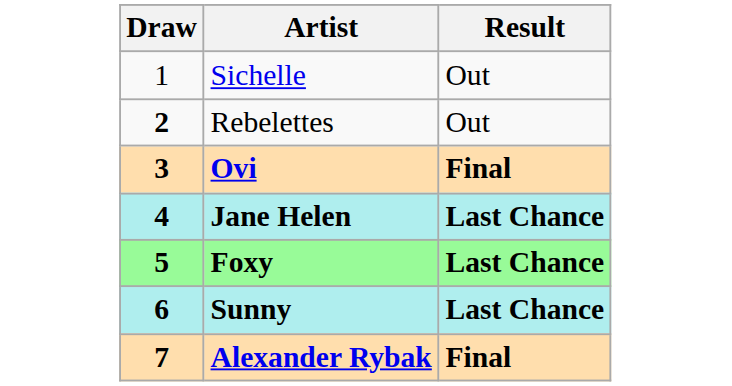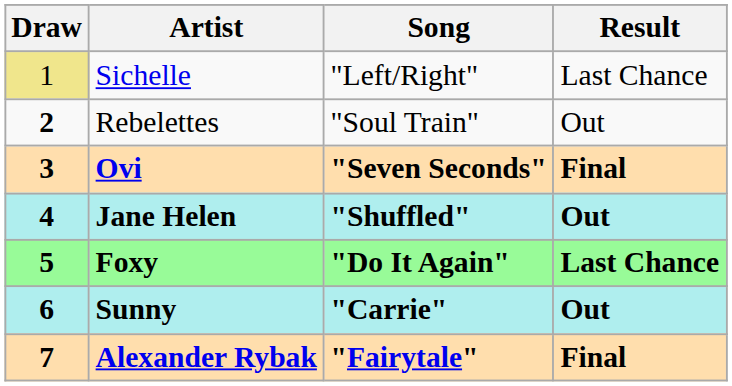+ column: (439, 27)
(162, 74) no background -> (47, 74) khaki background
(468, 74) Out -> (634, 74) Last Chance
(525, 215) Last Chance -> (585, 215) Out
(525, 309) Last Chance -> (585, 309) Out
